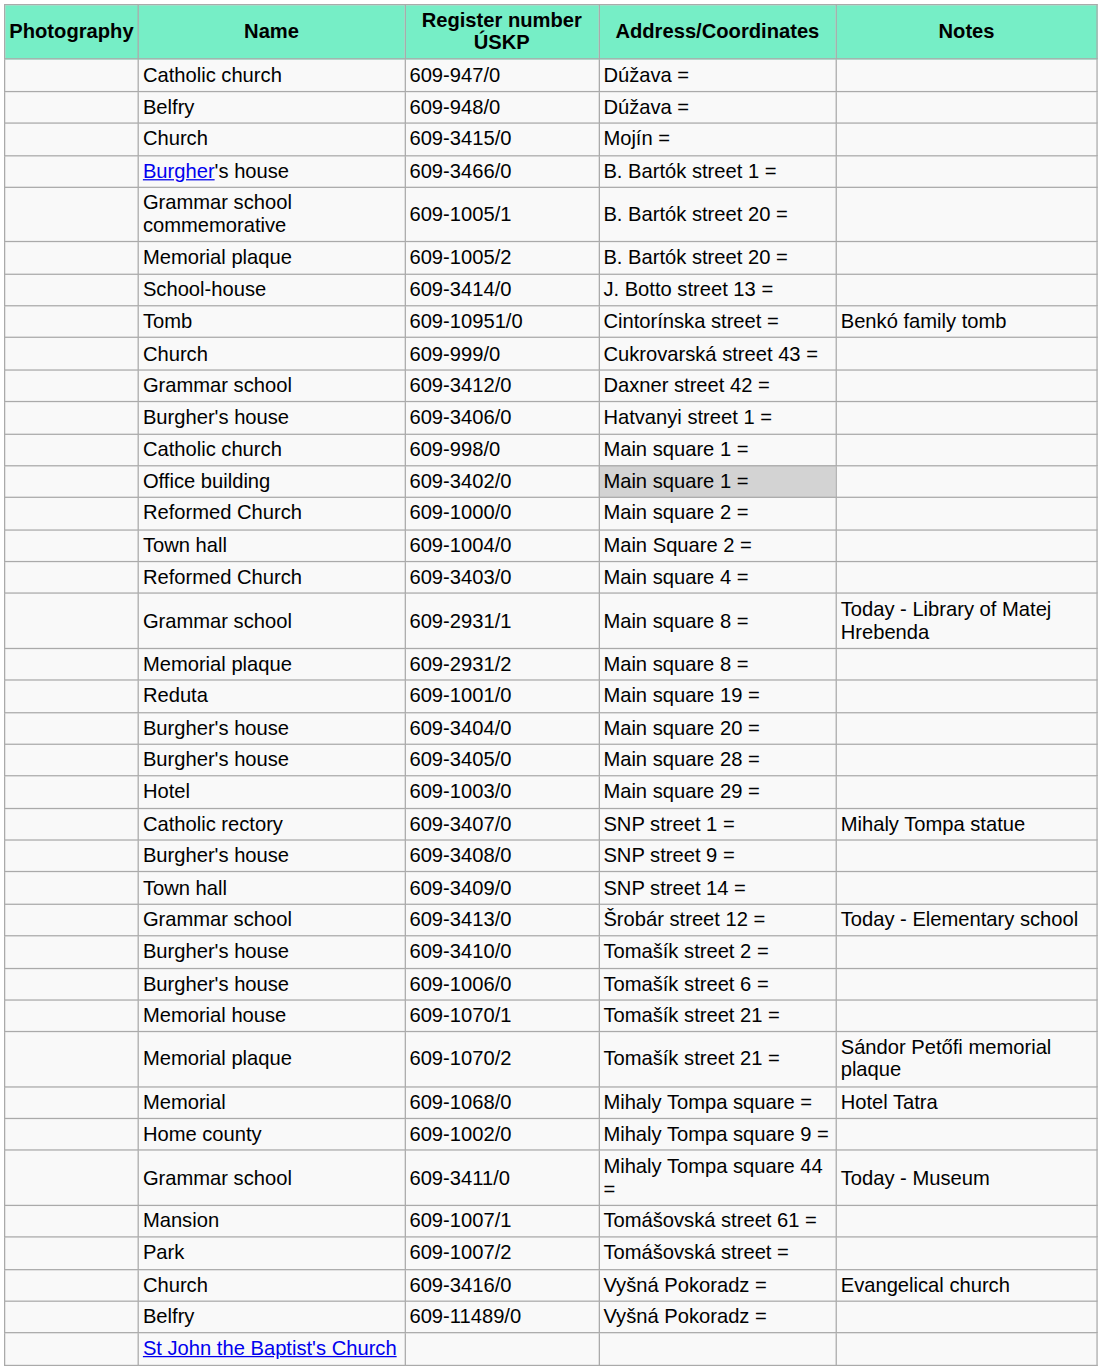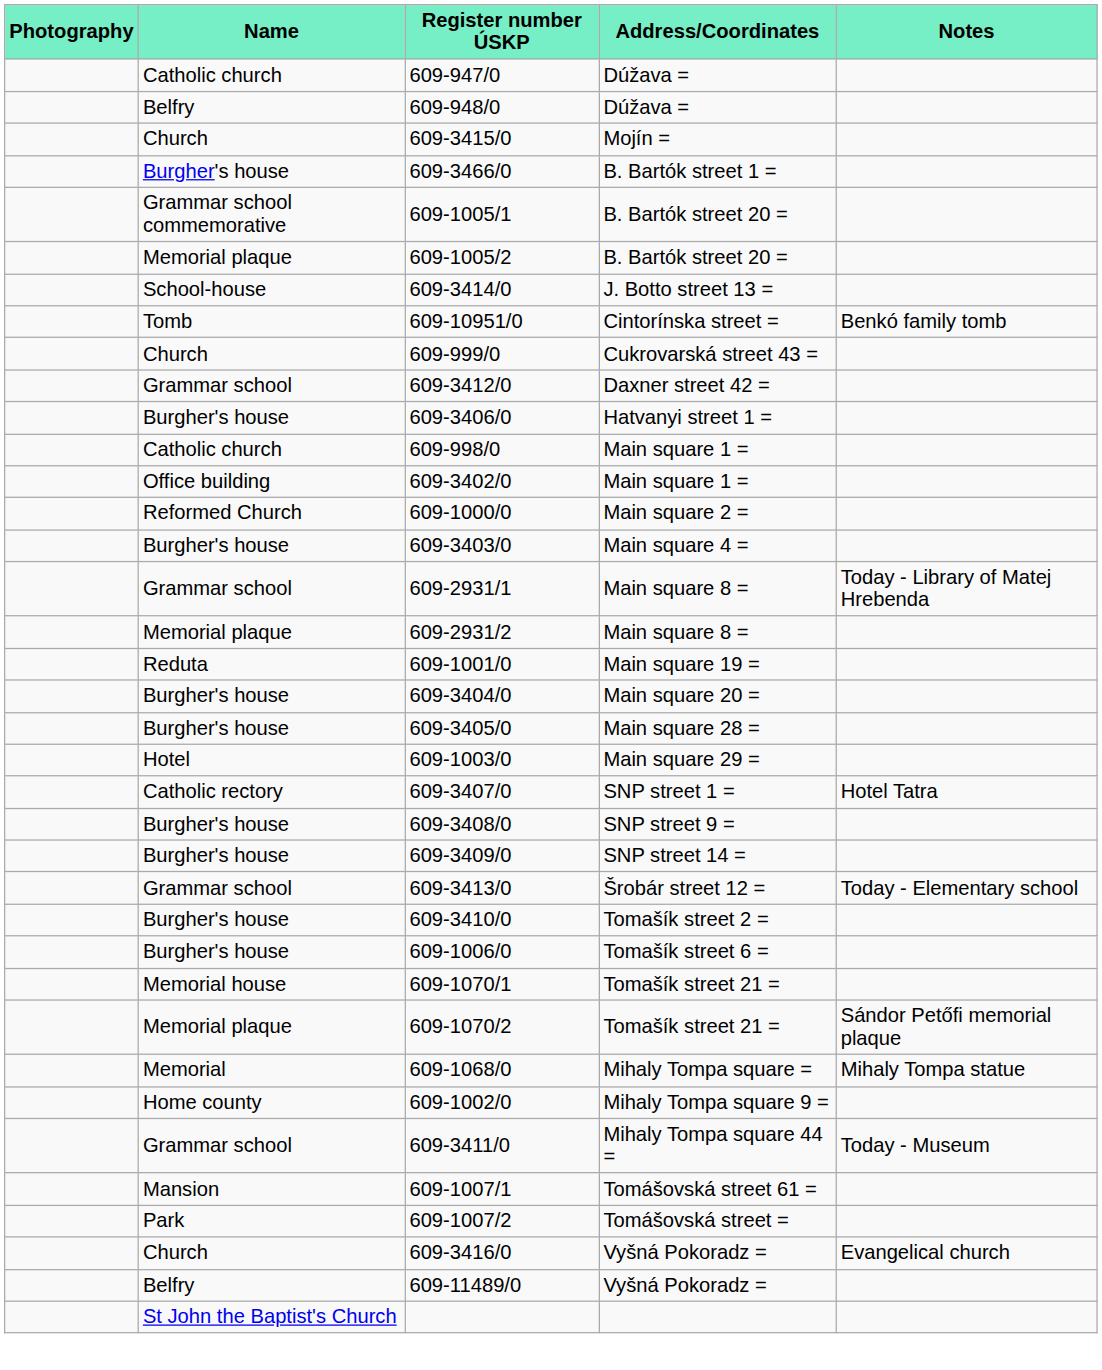(676, 481) lightgrey background -> (676, 481) no background
- row: (460, 545)
(222, 577) Reformed Church -> (216, 545) Burgher's house
(933, 823) Mihaly Tompa statue -> (889, 791) Hotel Tatra
(185, 887) Town hall -> (216, 855) Burgher's house
(889, 1102) Hotel Tatra -> (933, 1070) Mihaly Tompa statue
